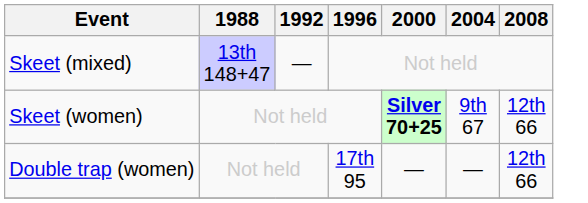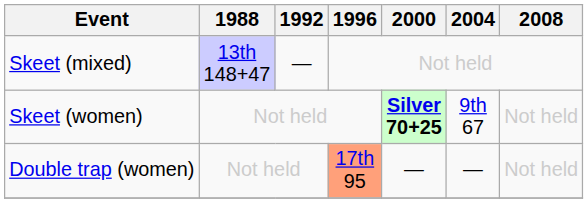(526, 116) 12th 66 -> (541, 116) Not held
(355, 170) no background -> (355, 170) lightsalmon background
(526, 170) 12th 66 -> (541, 170) Not held
